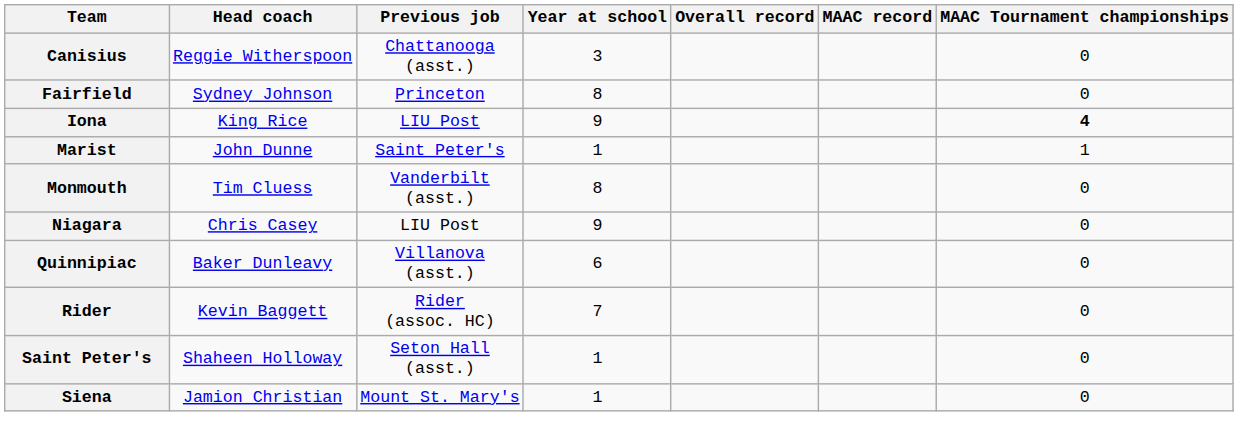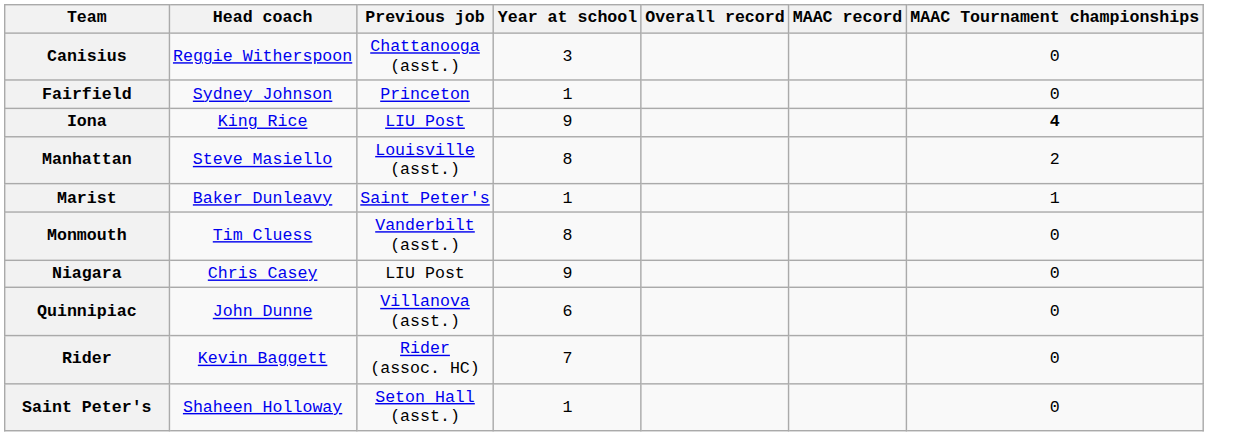(597, 94) 8 -> (568, 94) 1
+ row: (87, 160)
(263, 150) John Dunne -> (263, 198) Baker Dunleavy
(263, 263) Baker Dunleavy -> (263, 311) John Dunne
- row: (87, 397)
